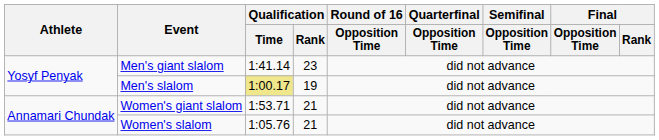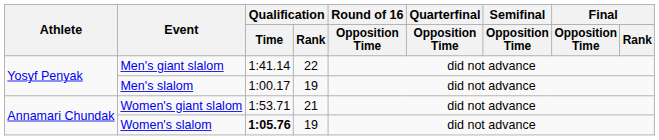(310, 66) 23 -> (311, 66) 22
(269, 86) khaki background -> (269, 86) no background
(269, 126) normal -> (269, 126) bold
(310, 126) 21 -> (311, 126) 19
